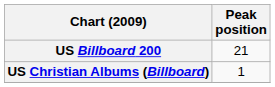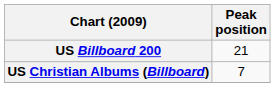(241, 72) 1 -> (241, 72) 7
